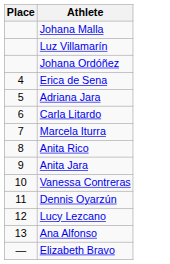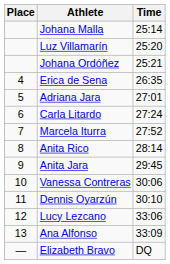+ column: (149, 13)
